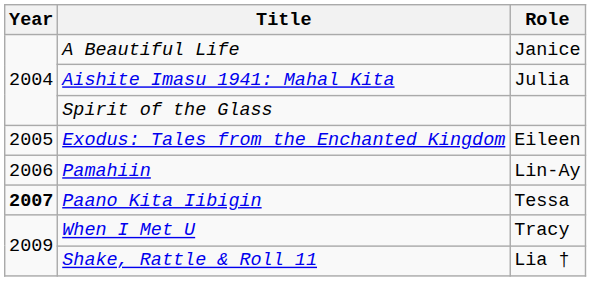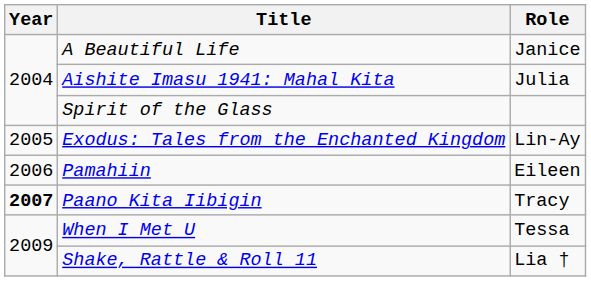(547, 140) Eileen -> (547, 140) Lin-Ay
(547, 170) Lin-Ay -> (547, 170) Eileen
(542, 200) Tessa -> (542, 200) Tracy
(542, 230) Tracy -> (542, 230) Tessa
